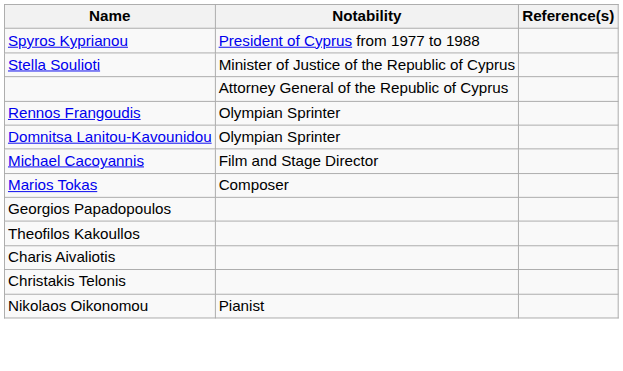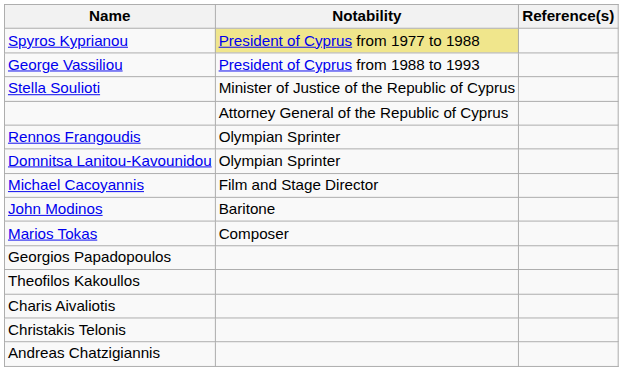(349, 40) no background -> (349, 40) khaki background
+ row: (65, 64)
+ row: (55, 209)
+ row: (84, 354)
- row: (78, 305)
